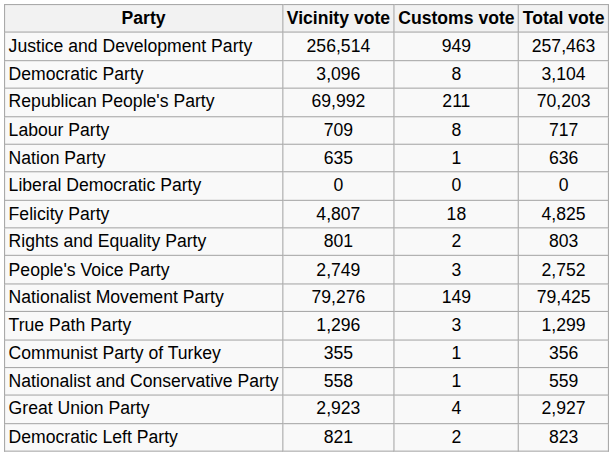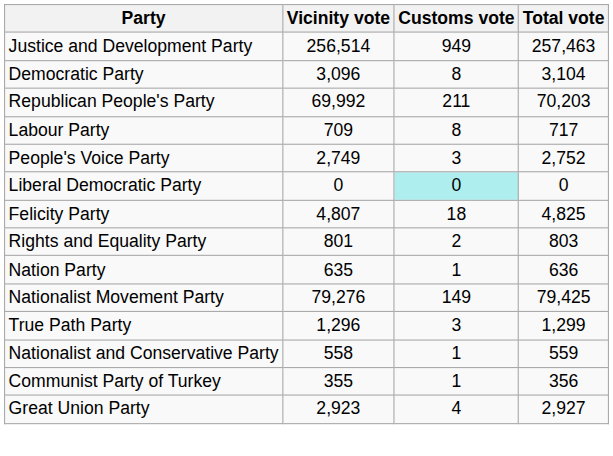rows swapped: (57, 158) <-> (89, 269)
(456, 185) no background -> (456, 185) paleturquoise background
rows swapped: (115, 353) <-> (144, 381)
- row: (93, 437)
